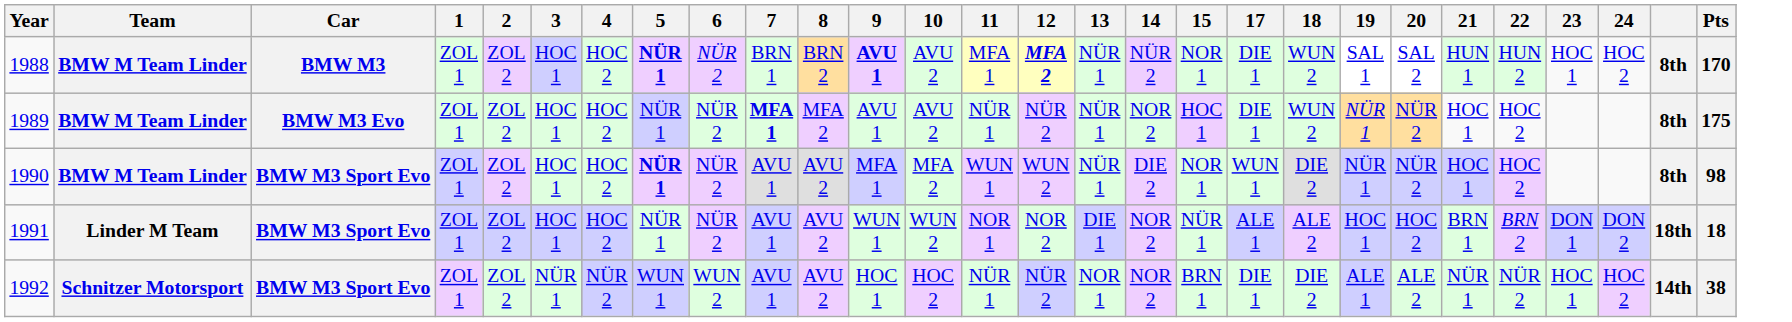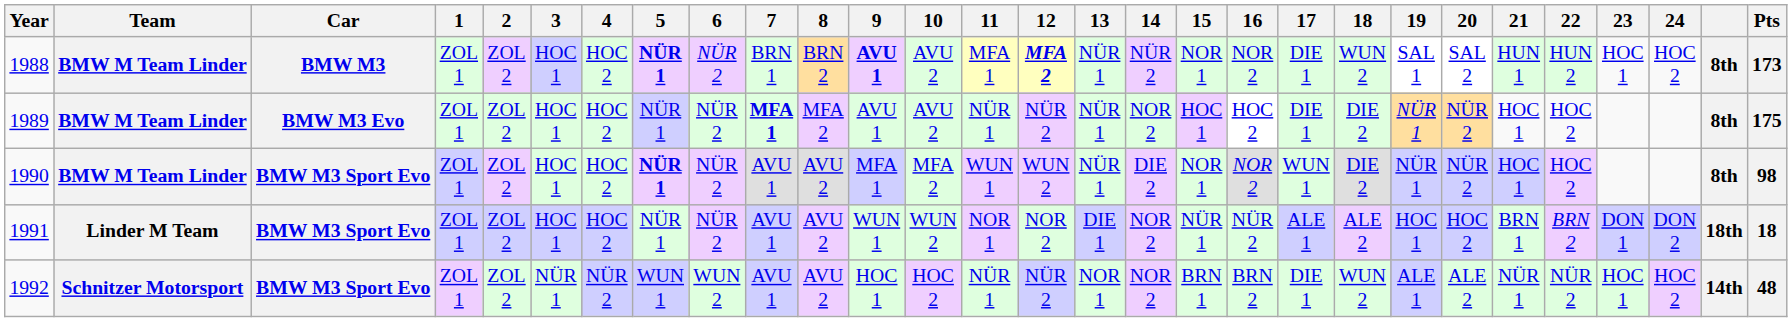+ column: (1252, 20)
(1716, 64) 170 -> (1767, 64) 173
(1312, 120) WUN 2 -> (1363, 120) DIE 2
(1312, 287) DIE 2 -> (1363, 287) WUN 2
(1716, 287) 38 -> (1767, 287) 48
